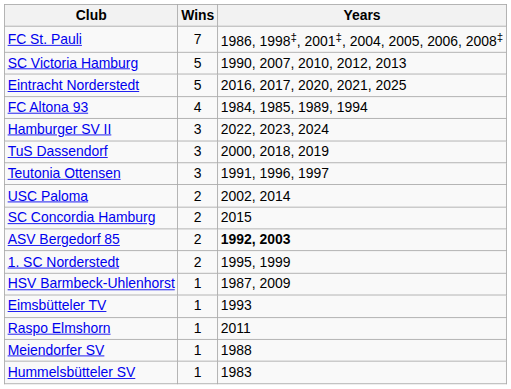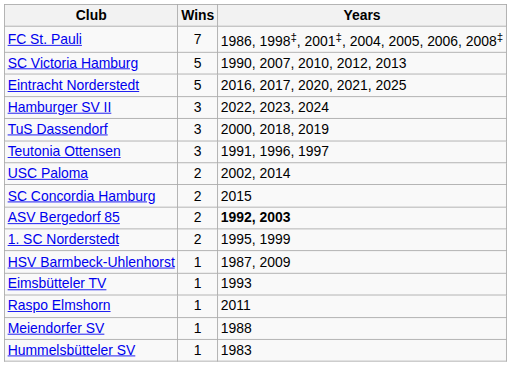- row: (48, 107)
